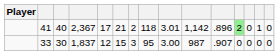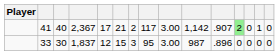(148, 27) 118 -> (148, 27) 117
(170, 27) 3.01 -> (170, 27) 3.00
(223, 27) .896 -> (223, 27) .907
(223, 43) .907 -> (223, 43) .896
